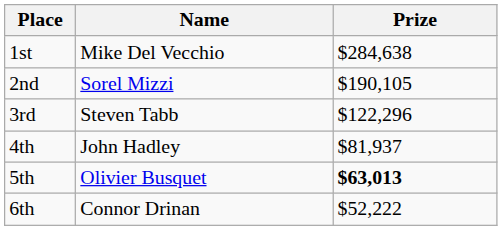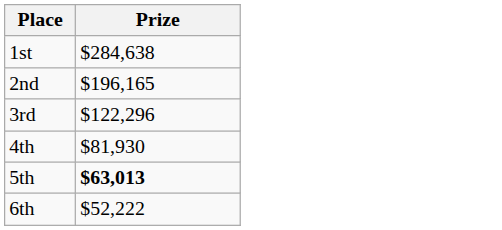- column: (204, 20)
(375, 83) $190,105 -> (118, 83) $196,165
(370, 146) $81,937 -> (113, 146) $81,930
